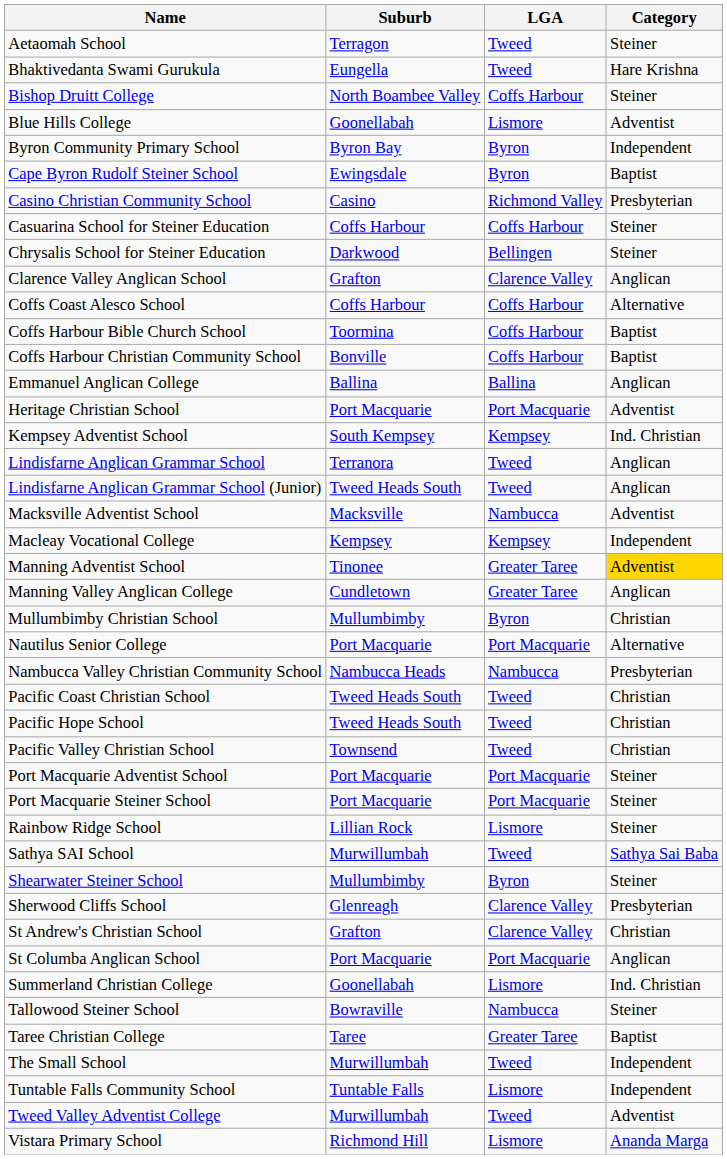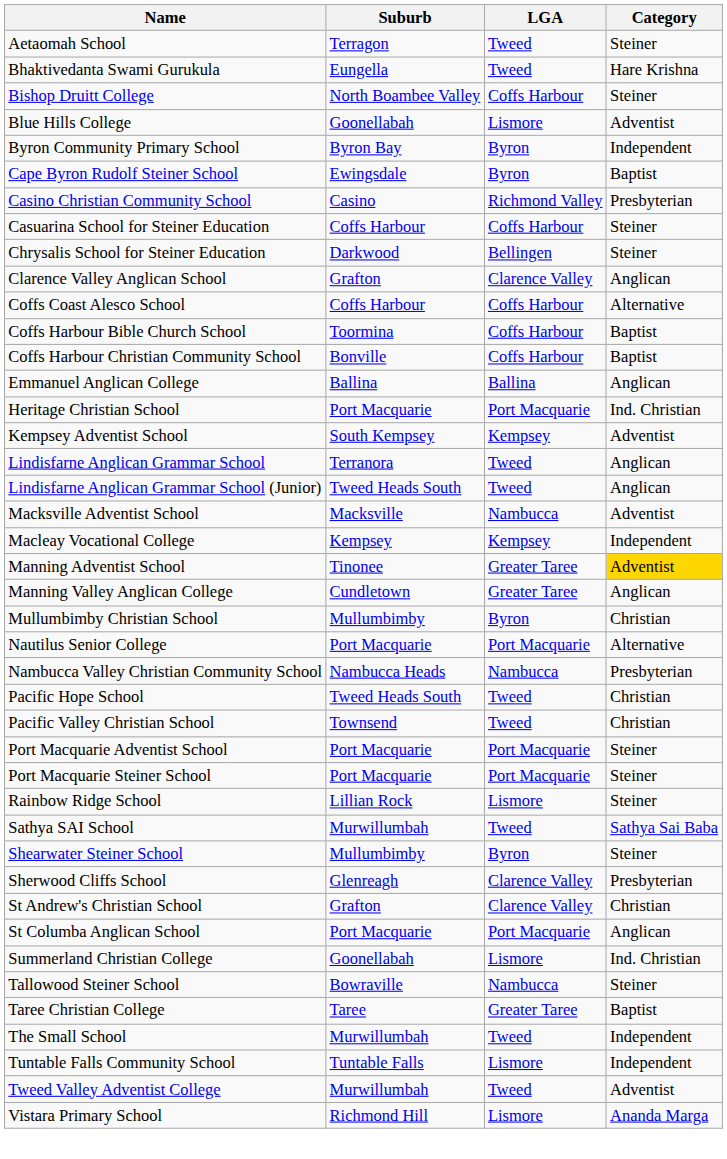(642, 409) Adventist -> (655, 409) Ind. Christian
(655, 435) Ind. Christian -> (642, 435) Adventist
- row: (109, 697)
